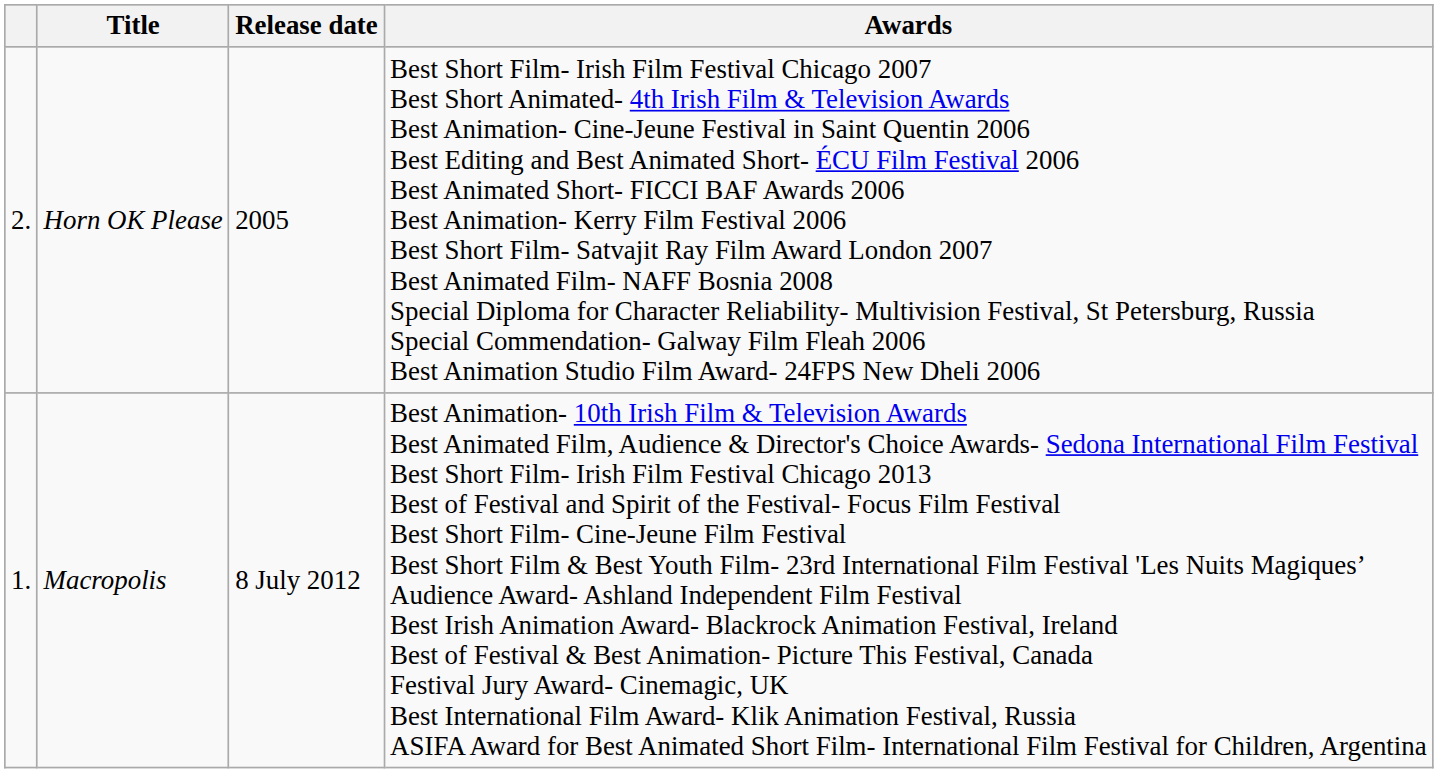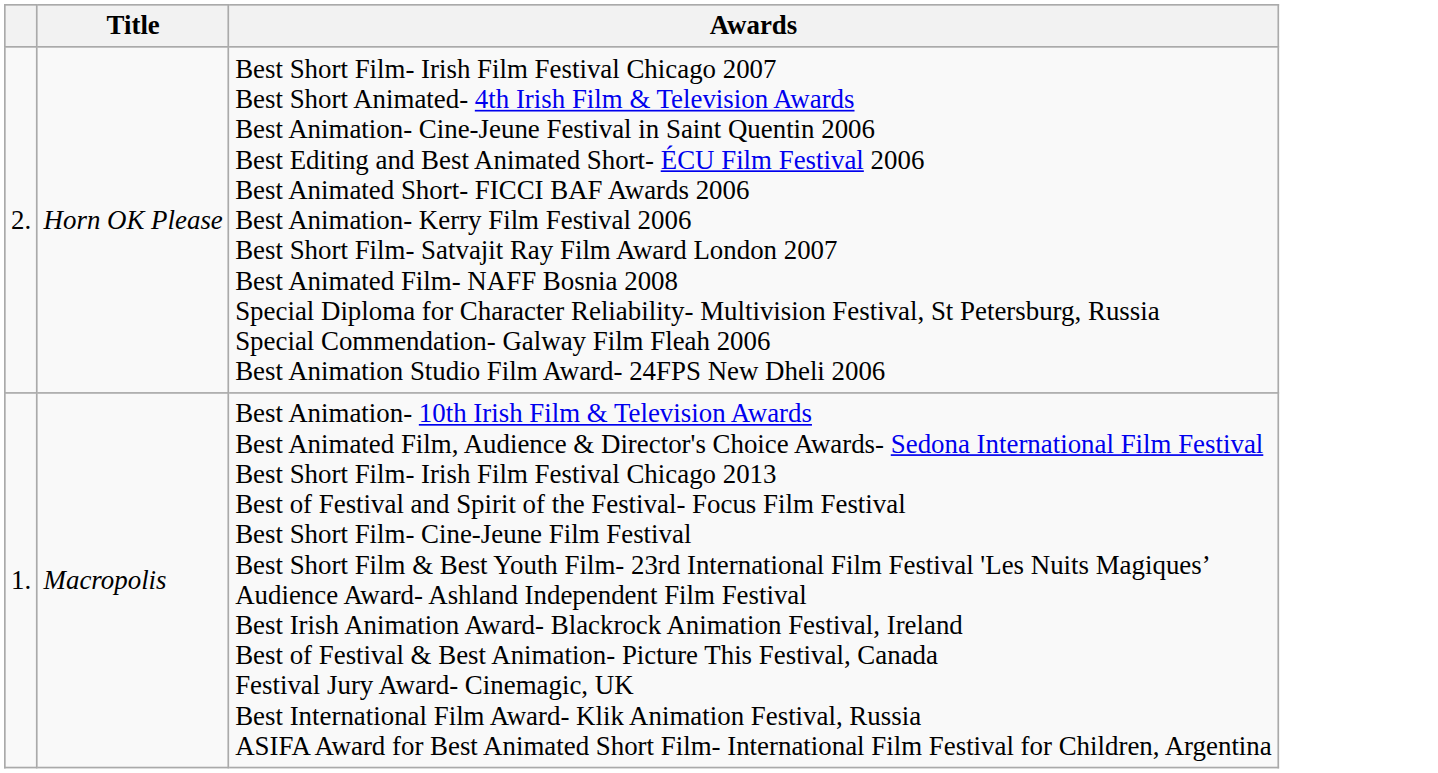- column: (306, 25)
